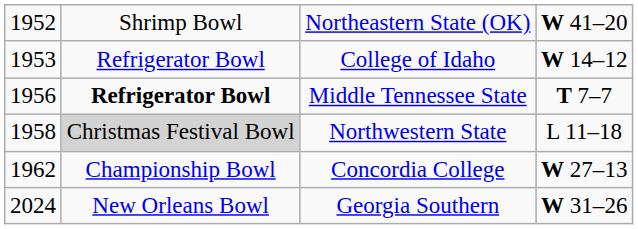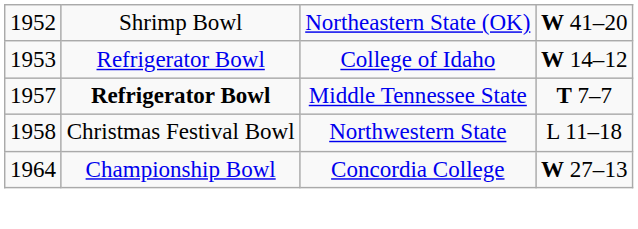(33, 95) 1956 -> (33, 95) 1957
(181, 132) lightgrey background -> (181, 132) no background
(33, 168) 1962 -> (33, 168) 1964
- row: (418, 205)
